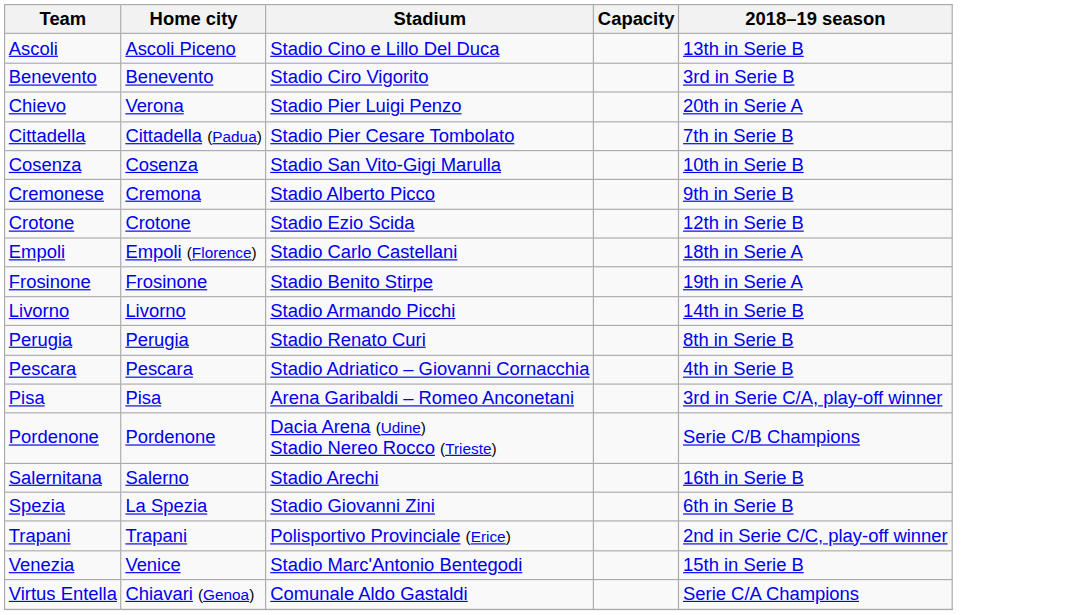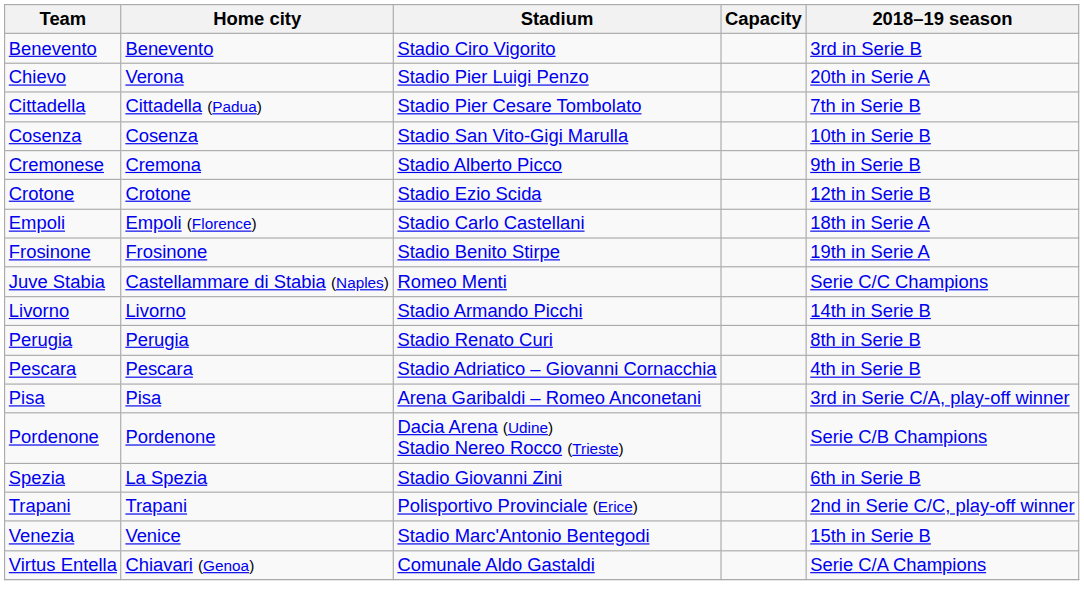- row: (33, 48)
+ row: (57, 281)
- row: (55, 477)
